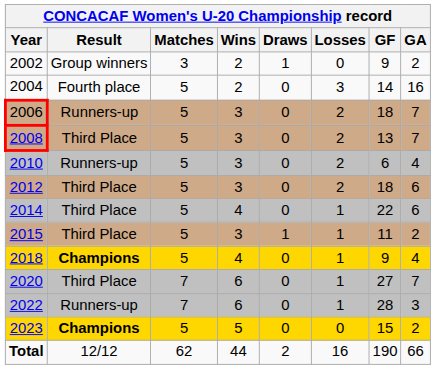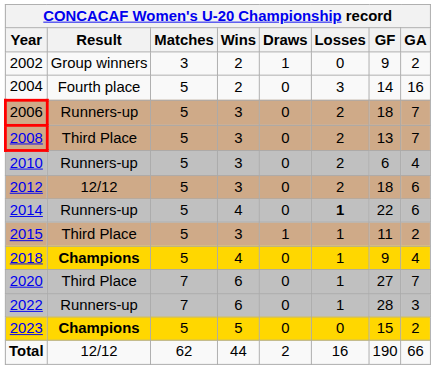(99, 187) Third Place -> (99, 187) 12/12
(99, 210) Third Place -> (99, 210) Runners-up
(340, 210) normal -> (340, 210) bold
